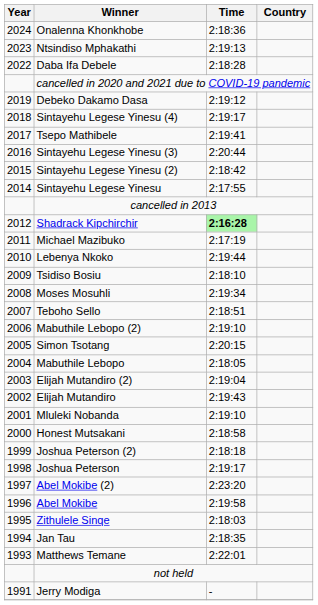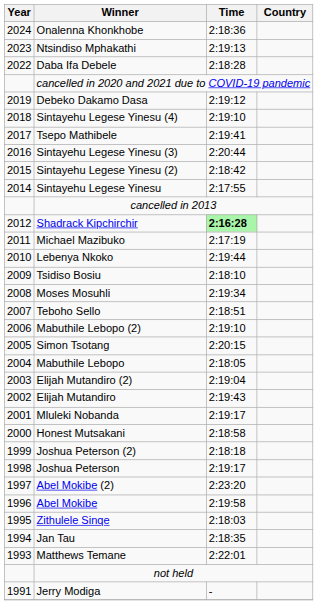(227, 118) 2:19:17 -> (227, 118) 2:19:10
(227, 415) 2:19:10 -> (227, 415) 2:19:17
